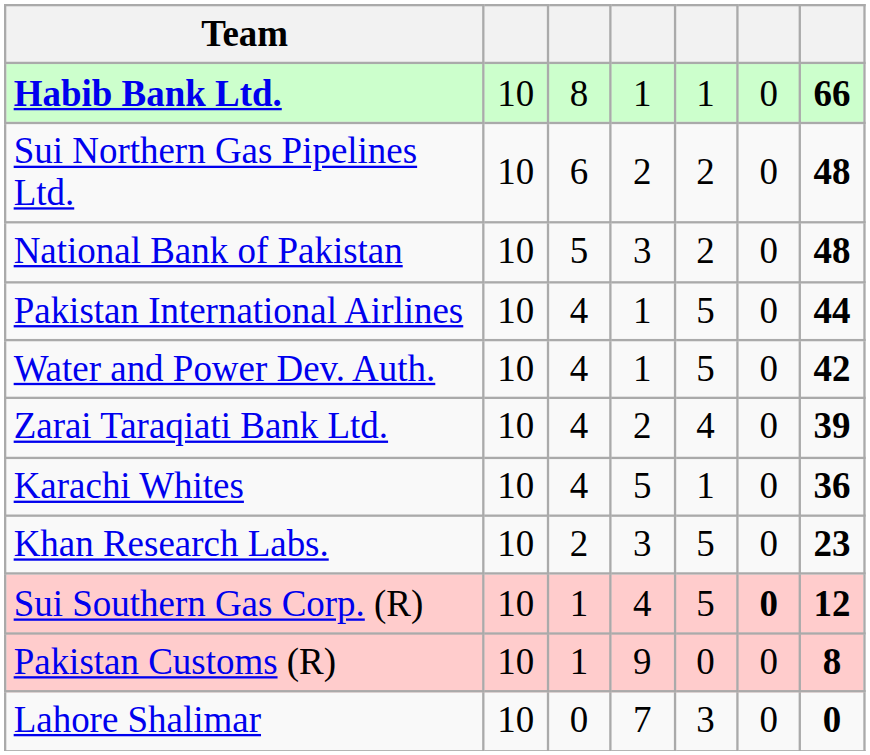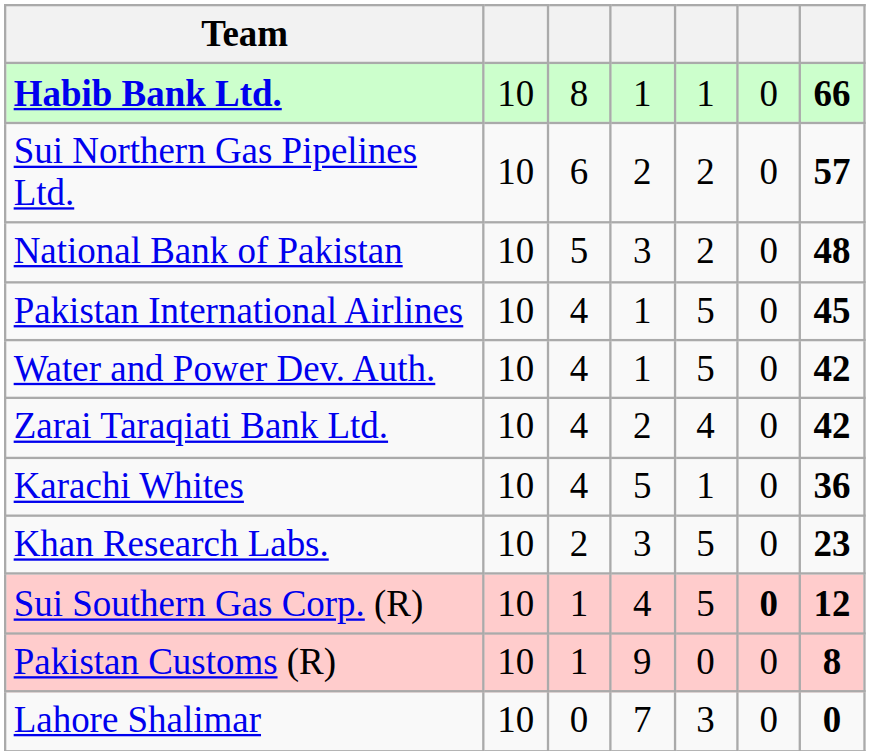(832, 171) 48 -> (832, 171) 57
(832, 309) 44 -> (832, 309) 45
(832, 427) 39 -> (832, 427) 42
